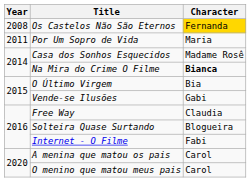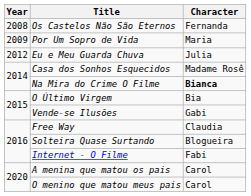(206, 26) gold background -> (206, 26) no background
(17, 40) 2011 -> (17, 40) 2009
+ row: (88, 55)
